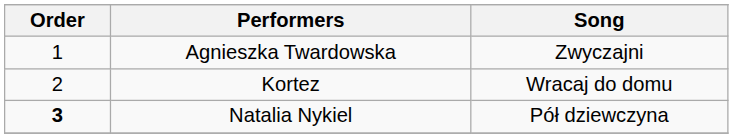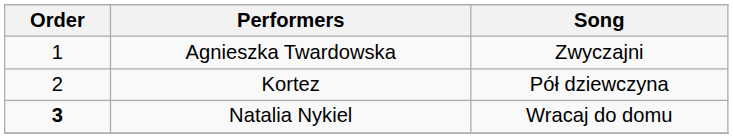(599, 84) Wracaj do domu -> (599, 84) Pół dziewczyna
(599, 116) Pół dziewczyna -> (599, 116) Wracaj do domu
